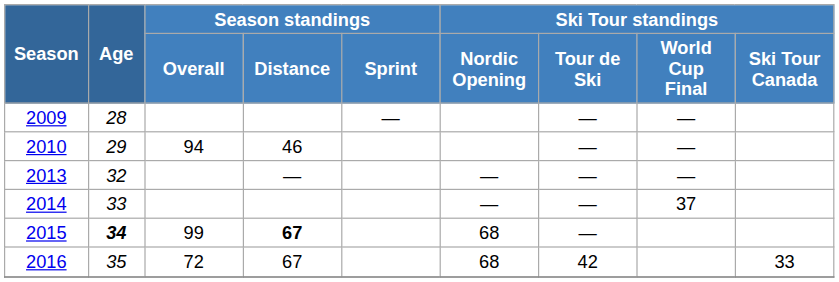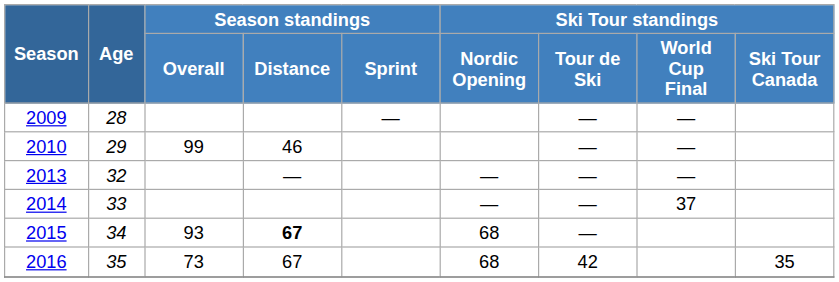(194, 147) 94 -> (194, 147) 99
(116, 233) bold -> (116, 233) normal
(194, 233) 99 -> (194, 233) 93
(194, 262) 72 -> (194, 262) 73
(785, 262) 33 -> (785, 262) 35
